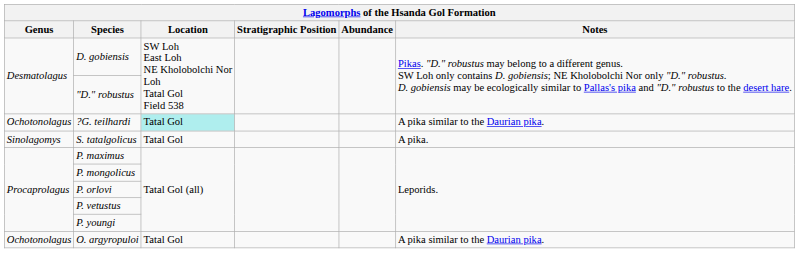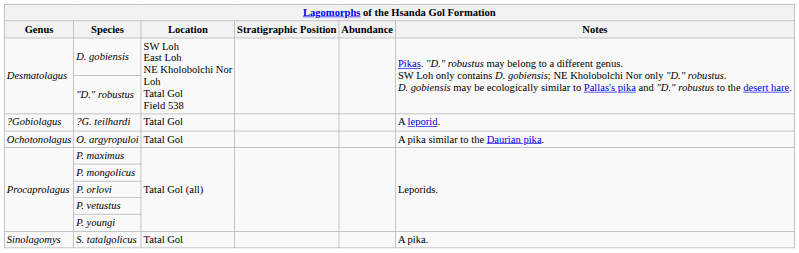(39, 122) Ochotonolagus -> (34, 122) ?Gobiolagus
(163, 122) paleturquoise background -> (163, 122) no background
(471, 122) A pika similar to the Daurian pika. -> (419, 122) A leporid.
rows swapped: (107, 239) <-> (106, 139)
